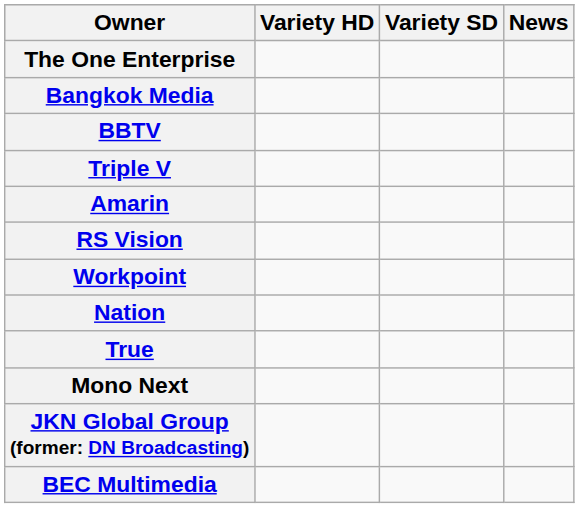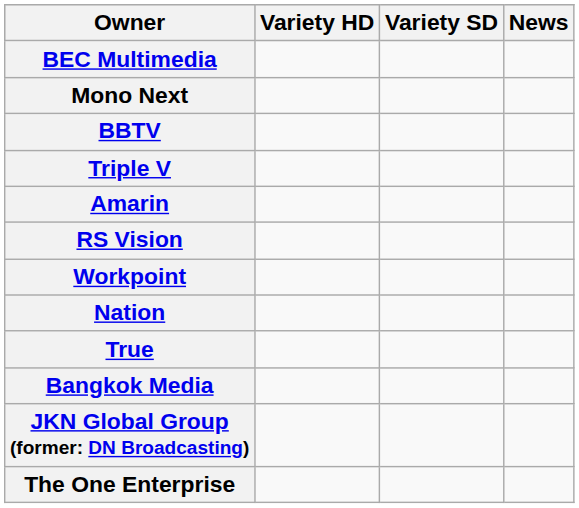rows swapped: (130, 58) <-> (130, 483)
rows swapped: (130, 95) <-> (130, 385)
